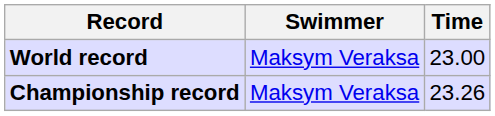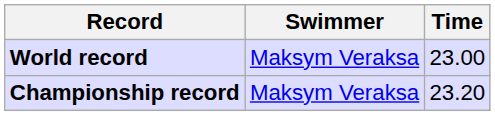(457, 92) 23.26 -> (457, 92) 23.20
